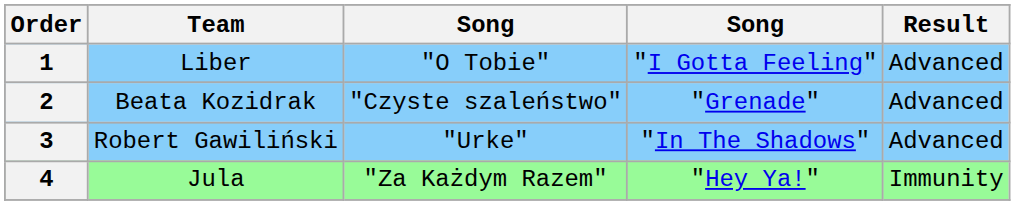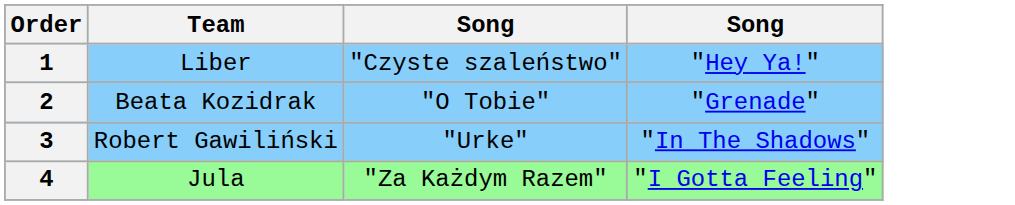- column: (946, 24)
(486, 63) "O Tobie" -> (486, 63) "Czyste szaleństwo"
(755, 63) "I Gotta Feeling" -> (755, 63) "Hey Ya!"
(486, 102) "Czyste szaleństwo" -> (486, 102) "O Tobie"
(755, 180) "Hey Ya!" -> (755, 180) "I Gotta Feeling"
